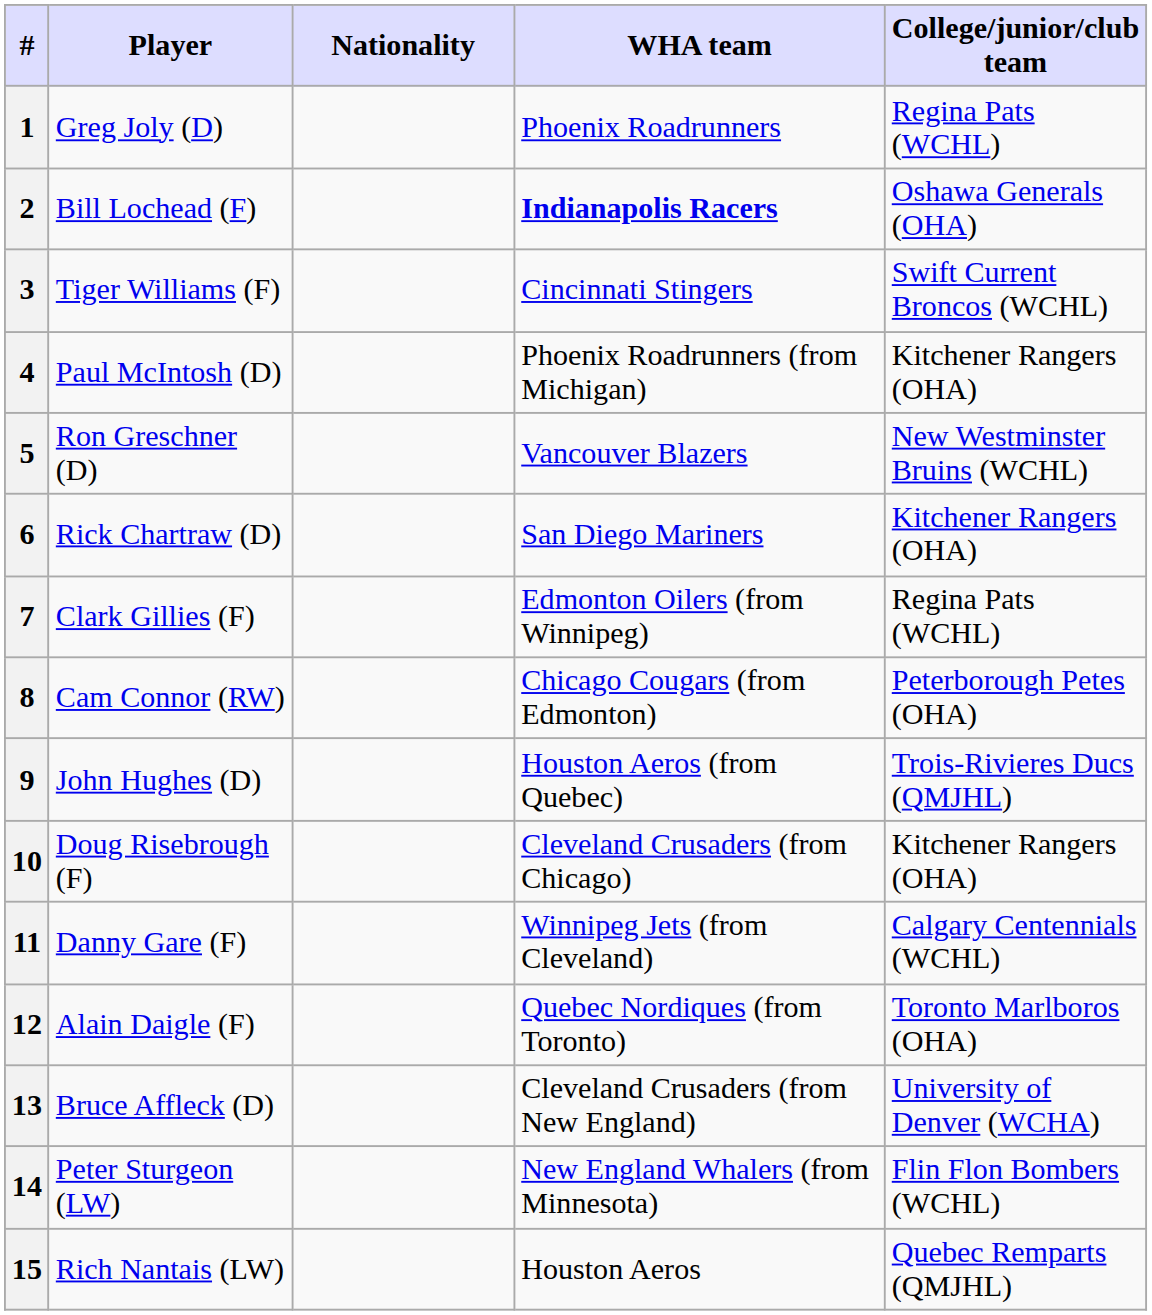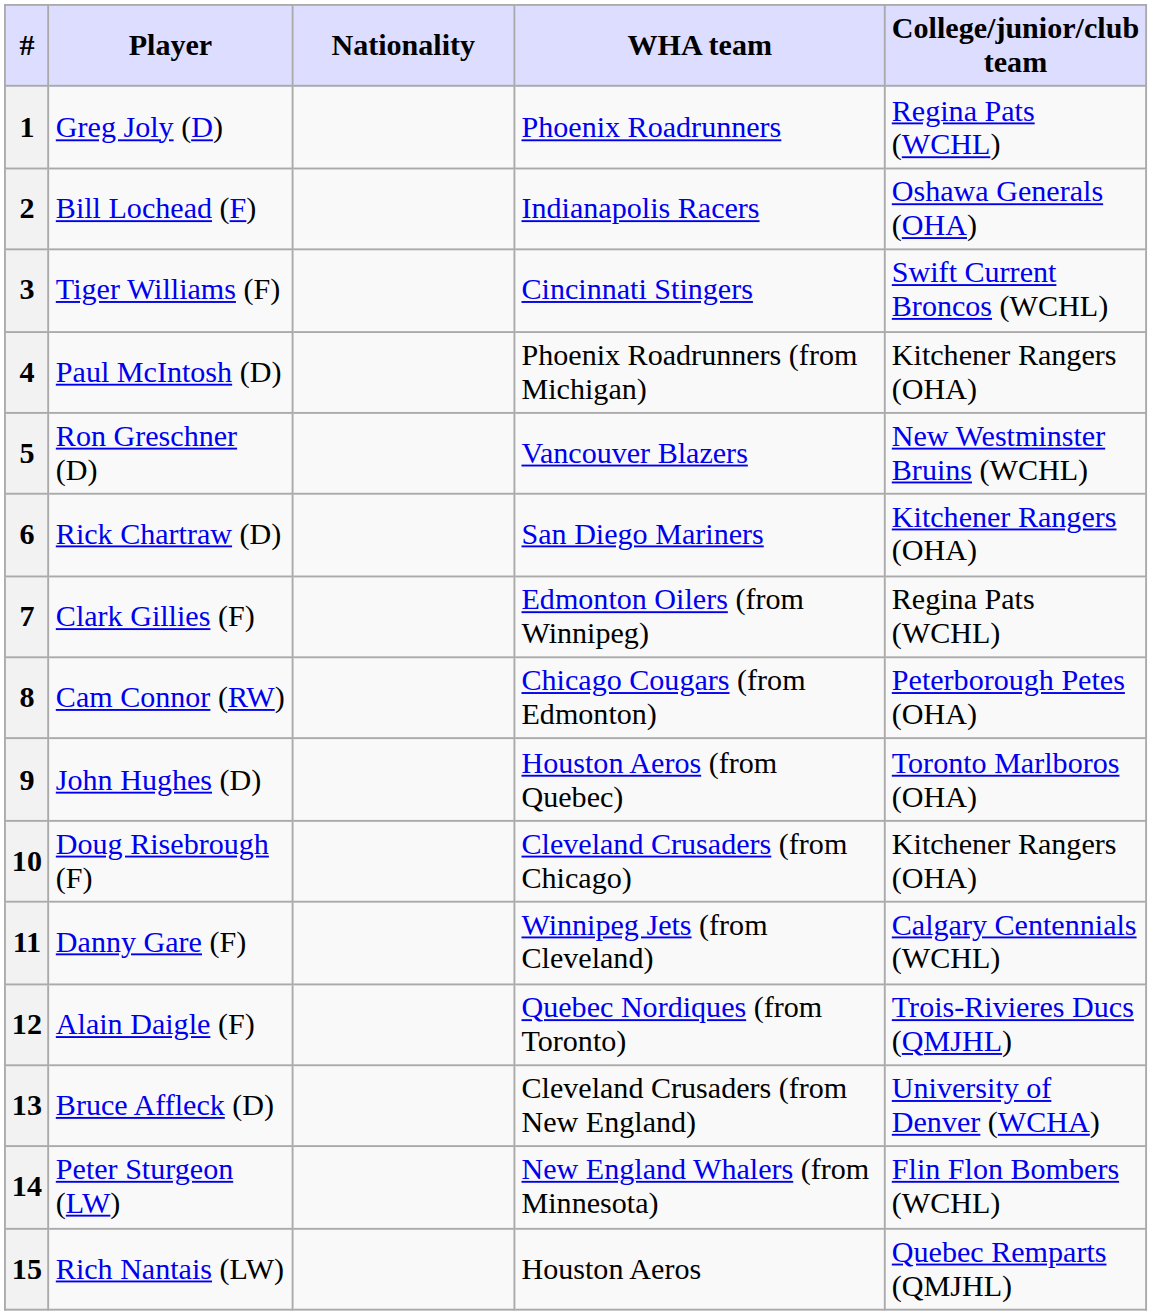(650, 208) bold -> (641, 208) normal
(1013, 779) Trois-Rivieres Ducs (QMJHL) -> (1006, 779) Toronto Marlboros (OHA)
(1006, 1023) Toronto Marlboros (OHA) -> (1013, 1023) Trois-Rivieres Ducs (QMJHL)
